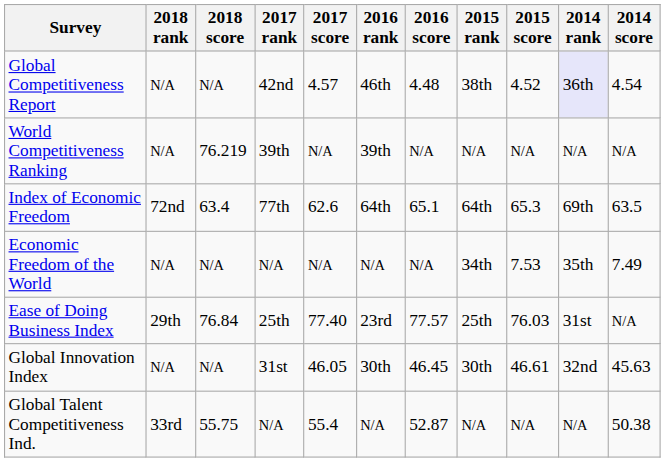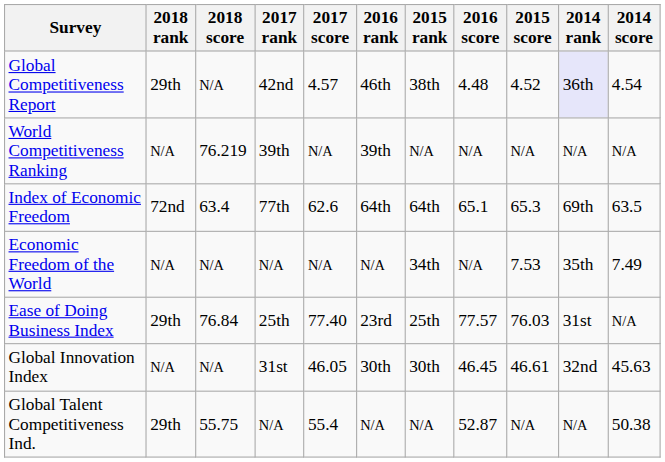columns swapped: (431, 27) <-> (482, 27)
(163, 85) N/A -> (166, 84) 29th
(166, 423) 33rd -> (166, 423) 29th
